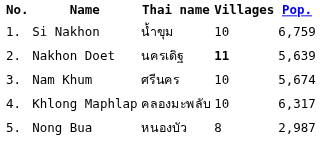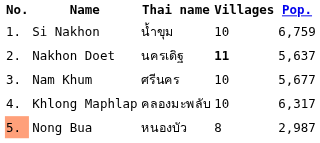(297, 55) 5,639 -> (297, 55) 5,637
(297, 79) 5,674 -> (297, 79) 5,677
(13, 127) no background -> (13, 127) lightsalmon background
